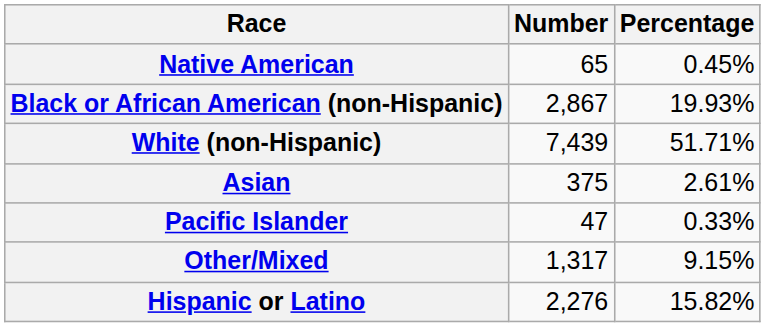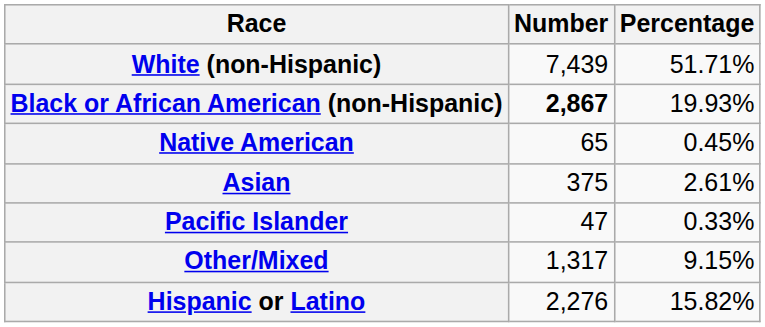rows swapped: (256, 143) <-> (256, 63)
(577, 103) normal -> (577, 103) bold
